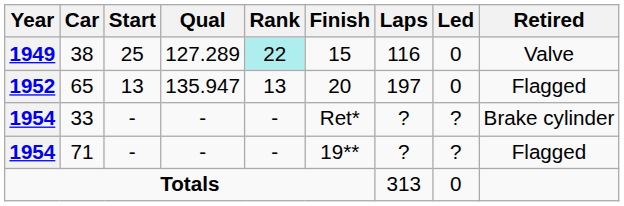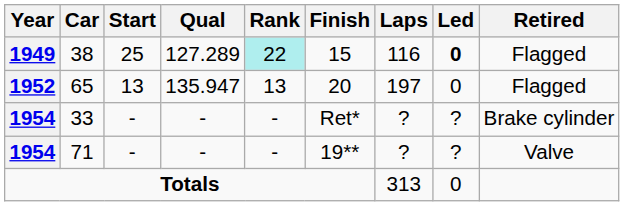(456, 53) normal -> (456, 53) bold
(549, 53) Valve -> (549, 53) Flagged
(549, 151) Flagged -> (549, 151) Valve
